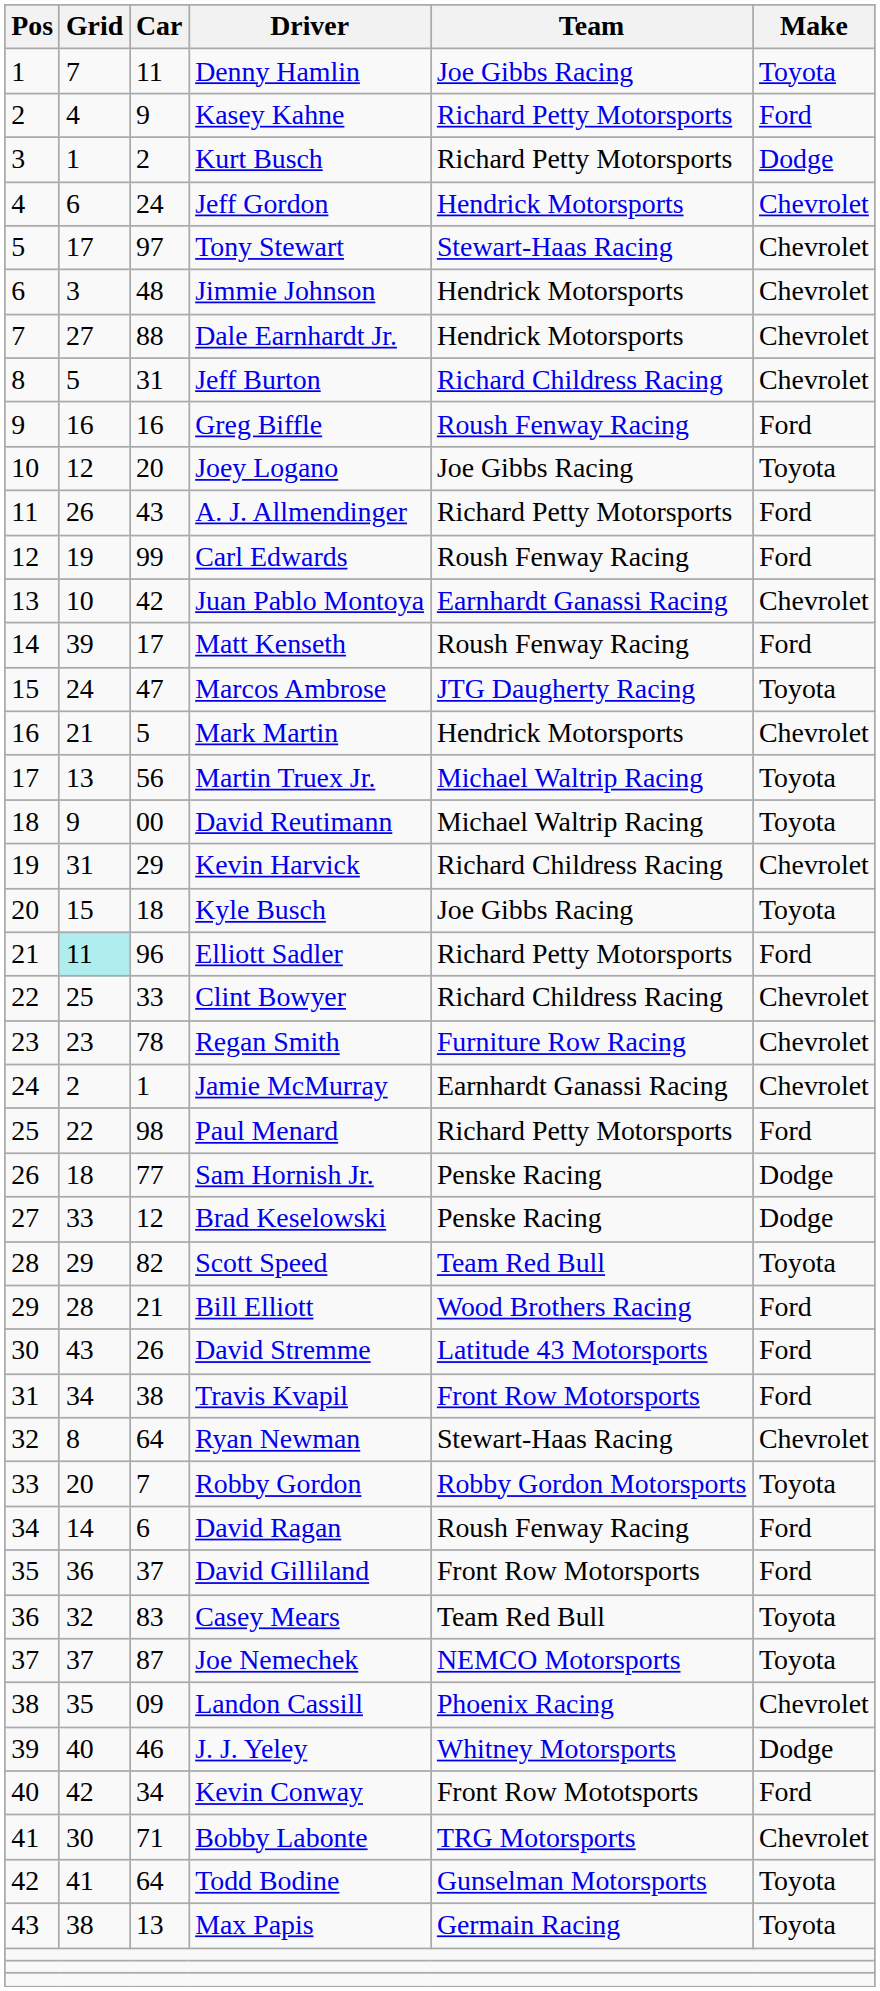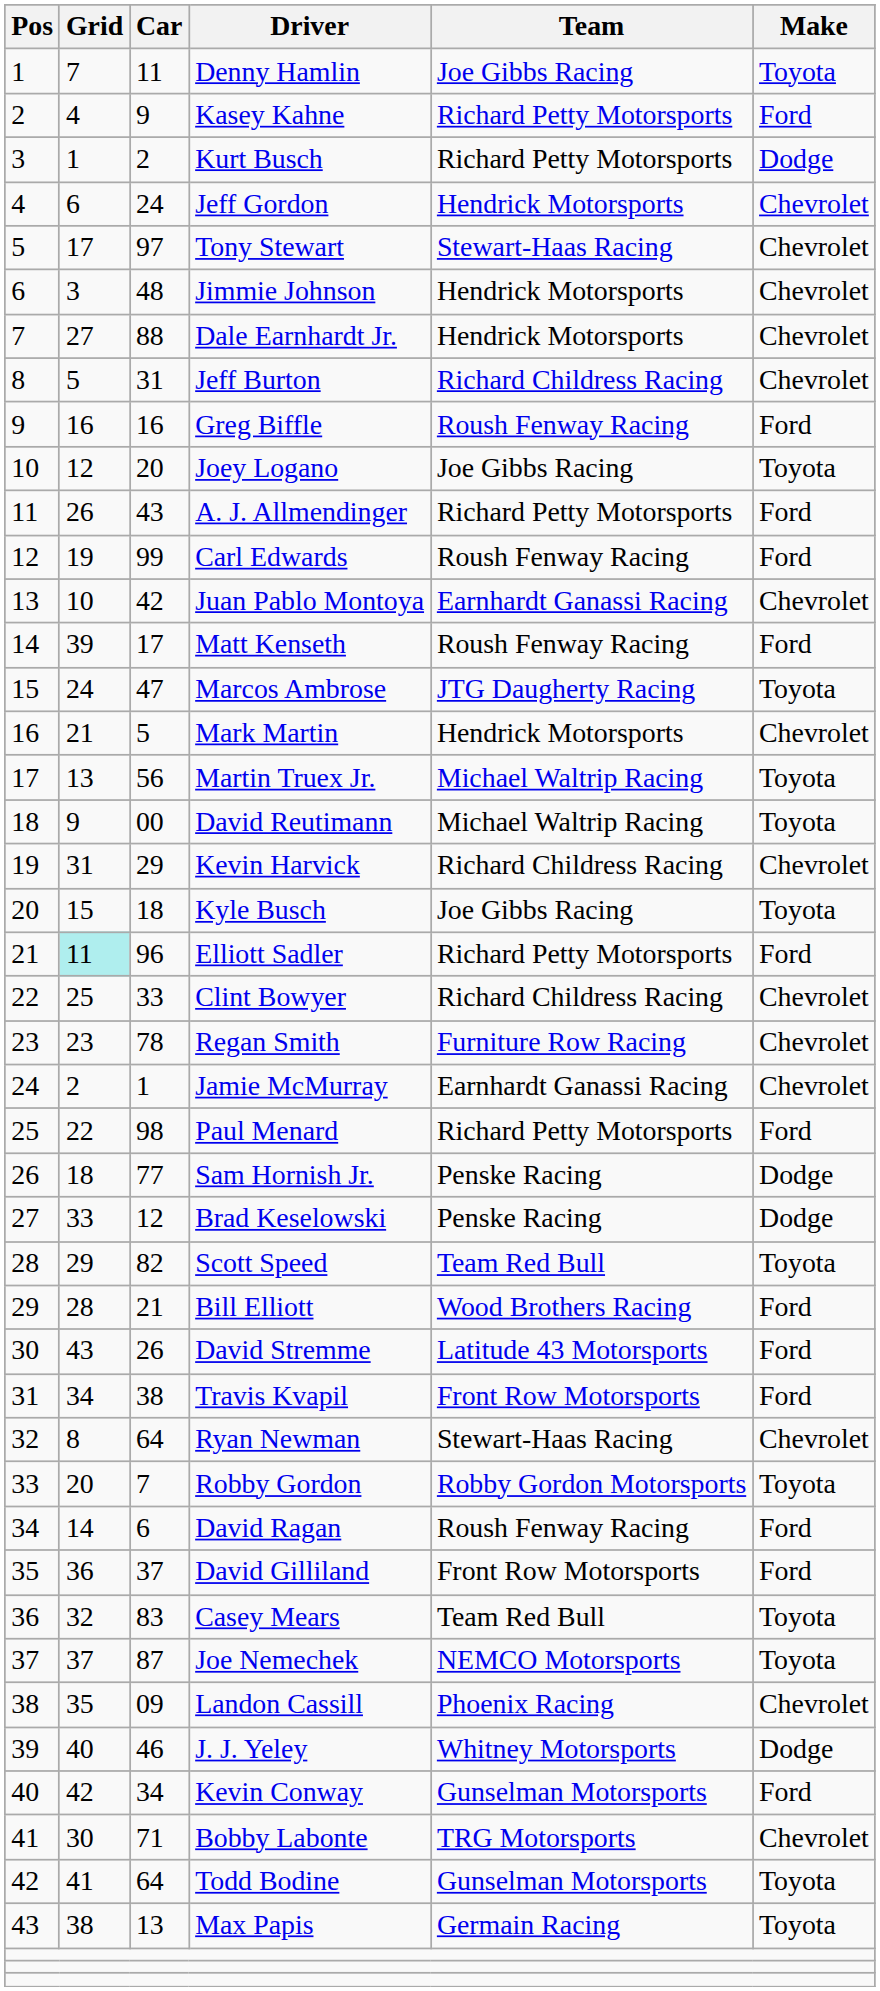(568, 1792) Front Row Mototsports -> (572, 1792) Gunselman Motorsports
